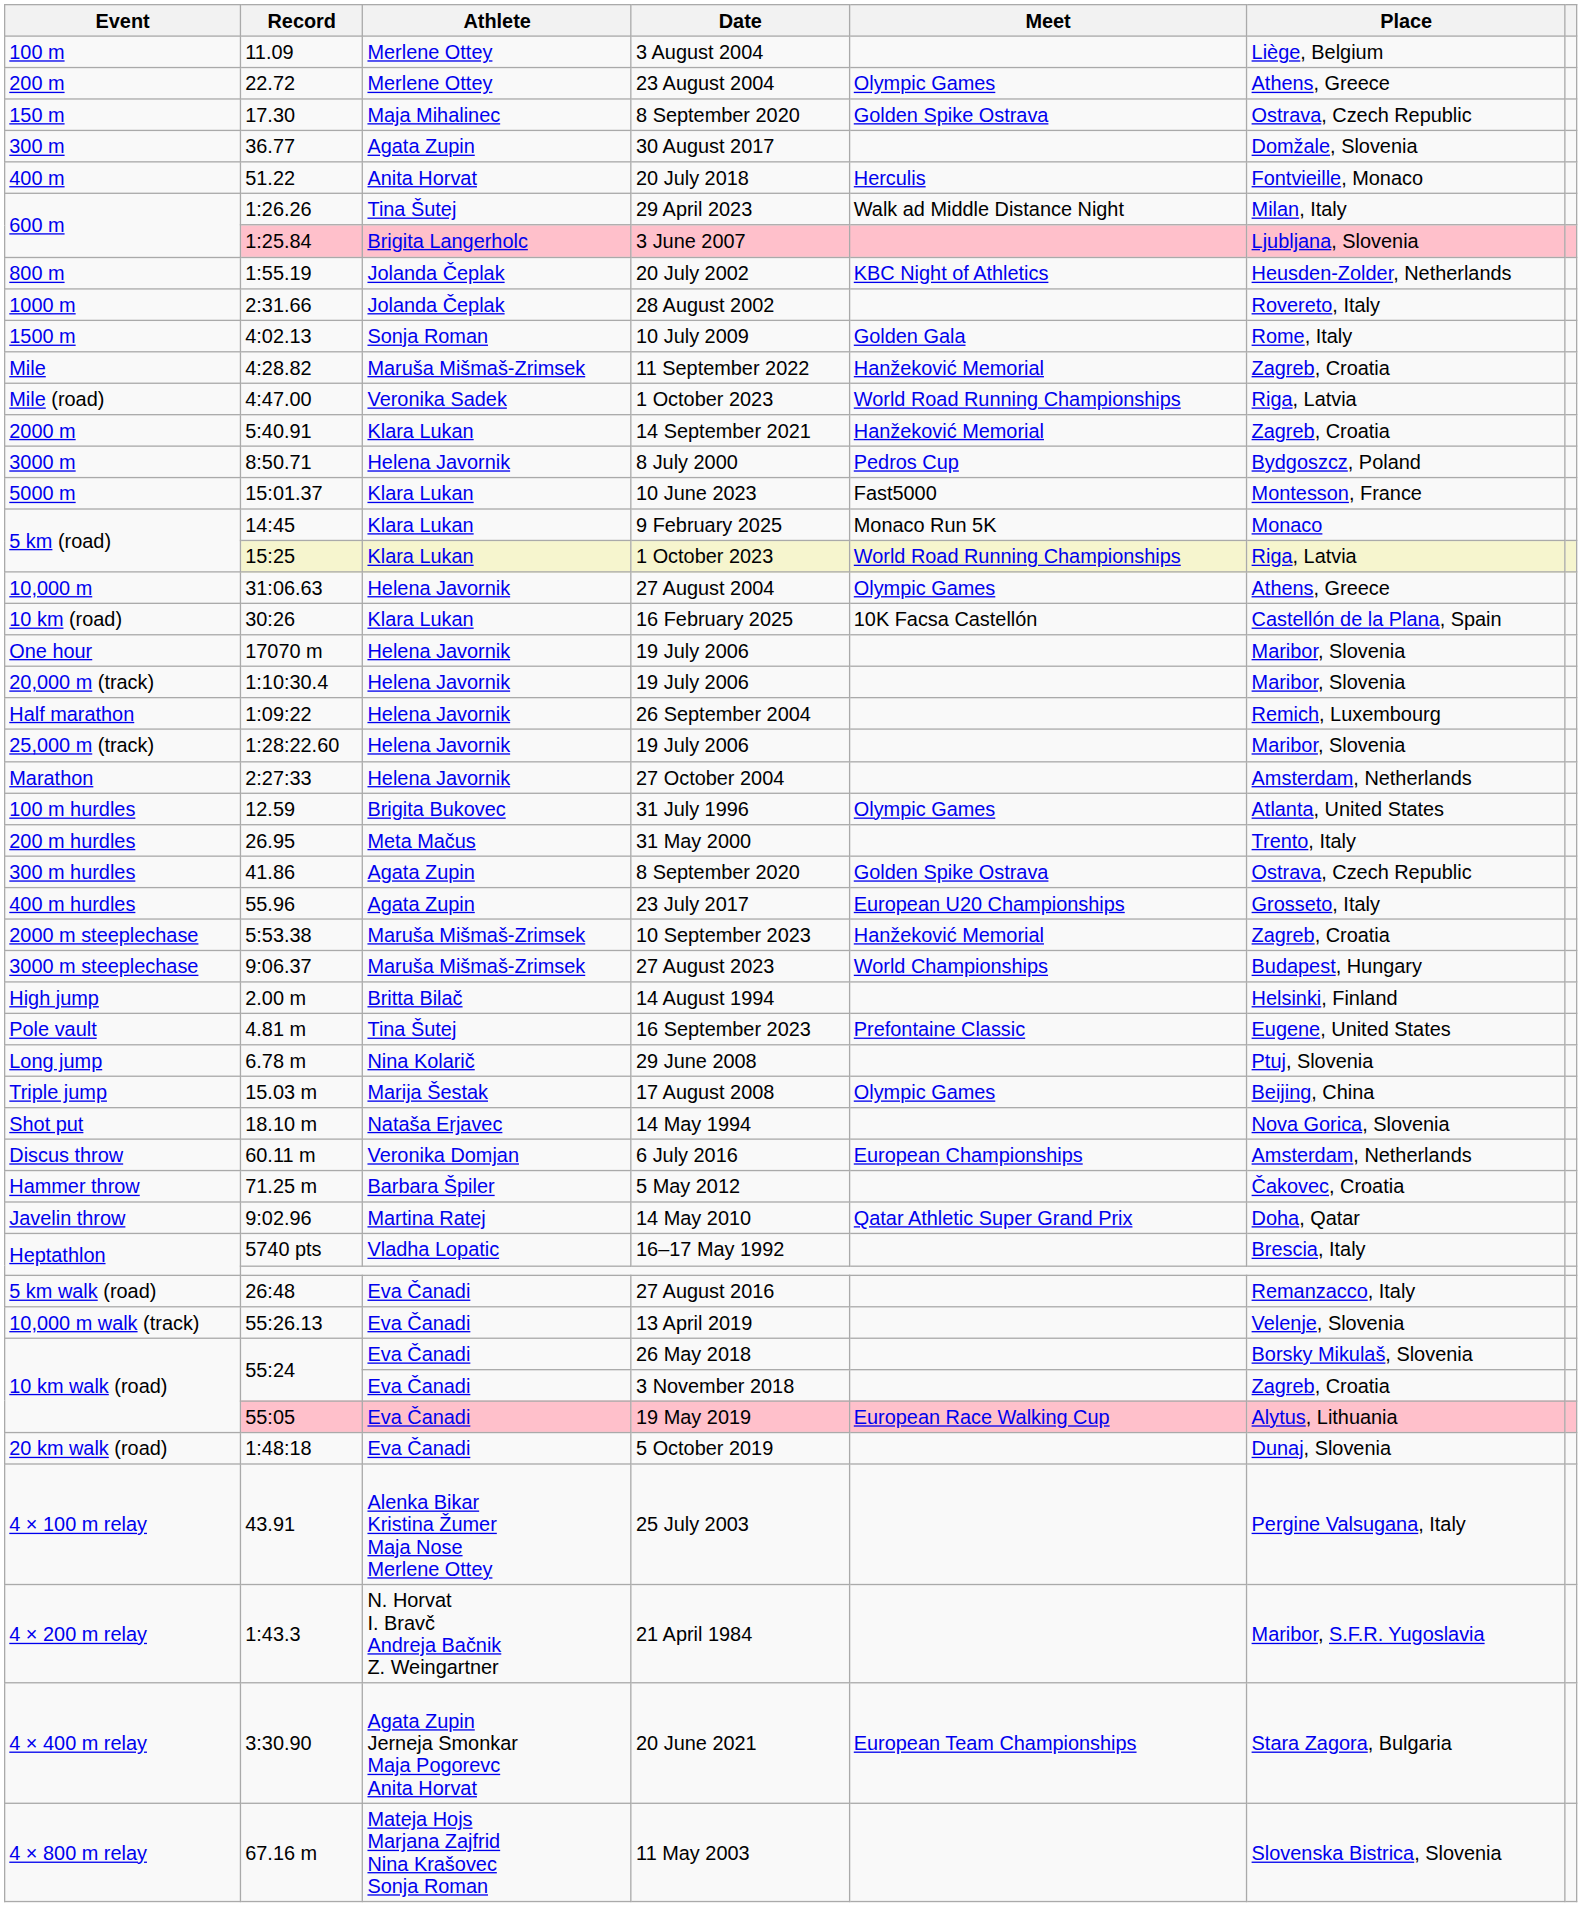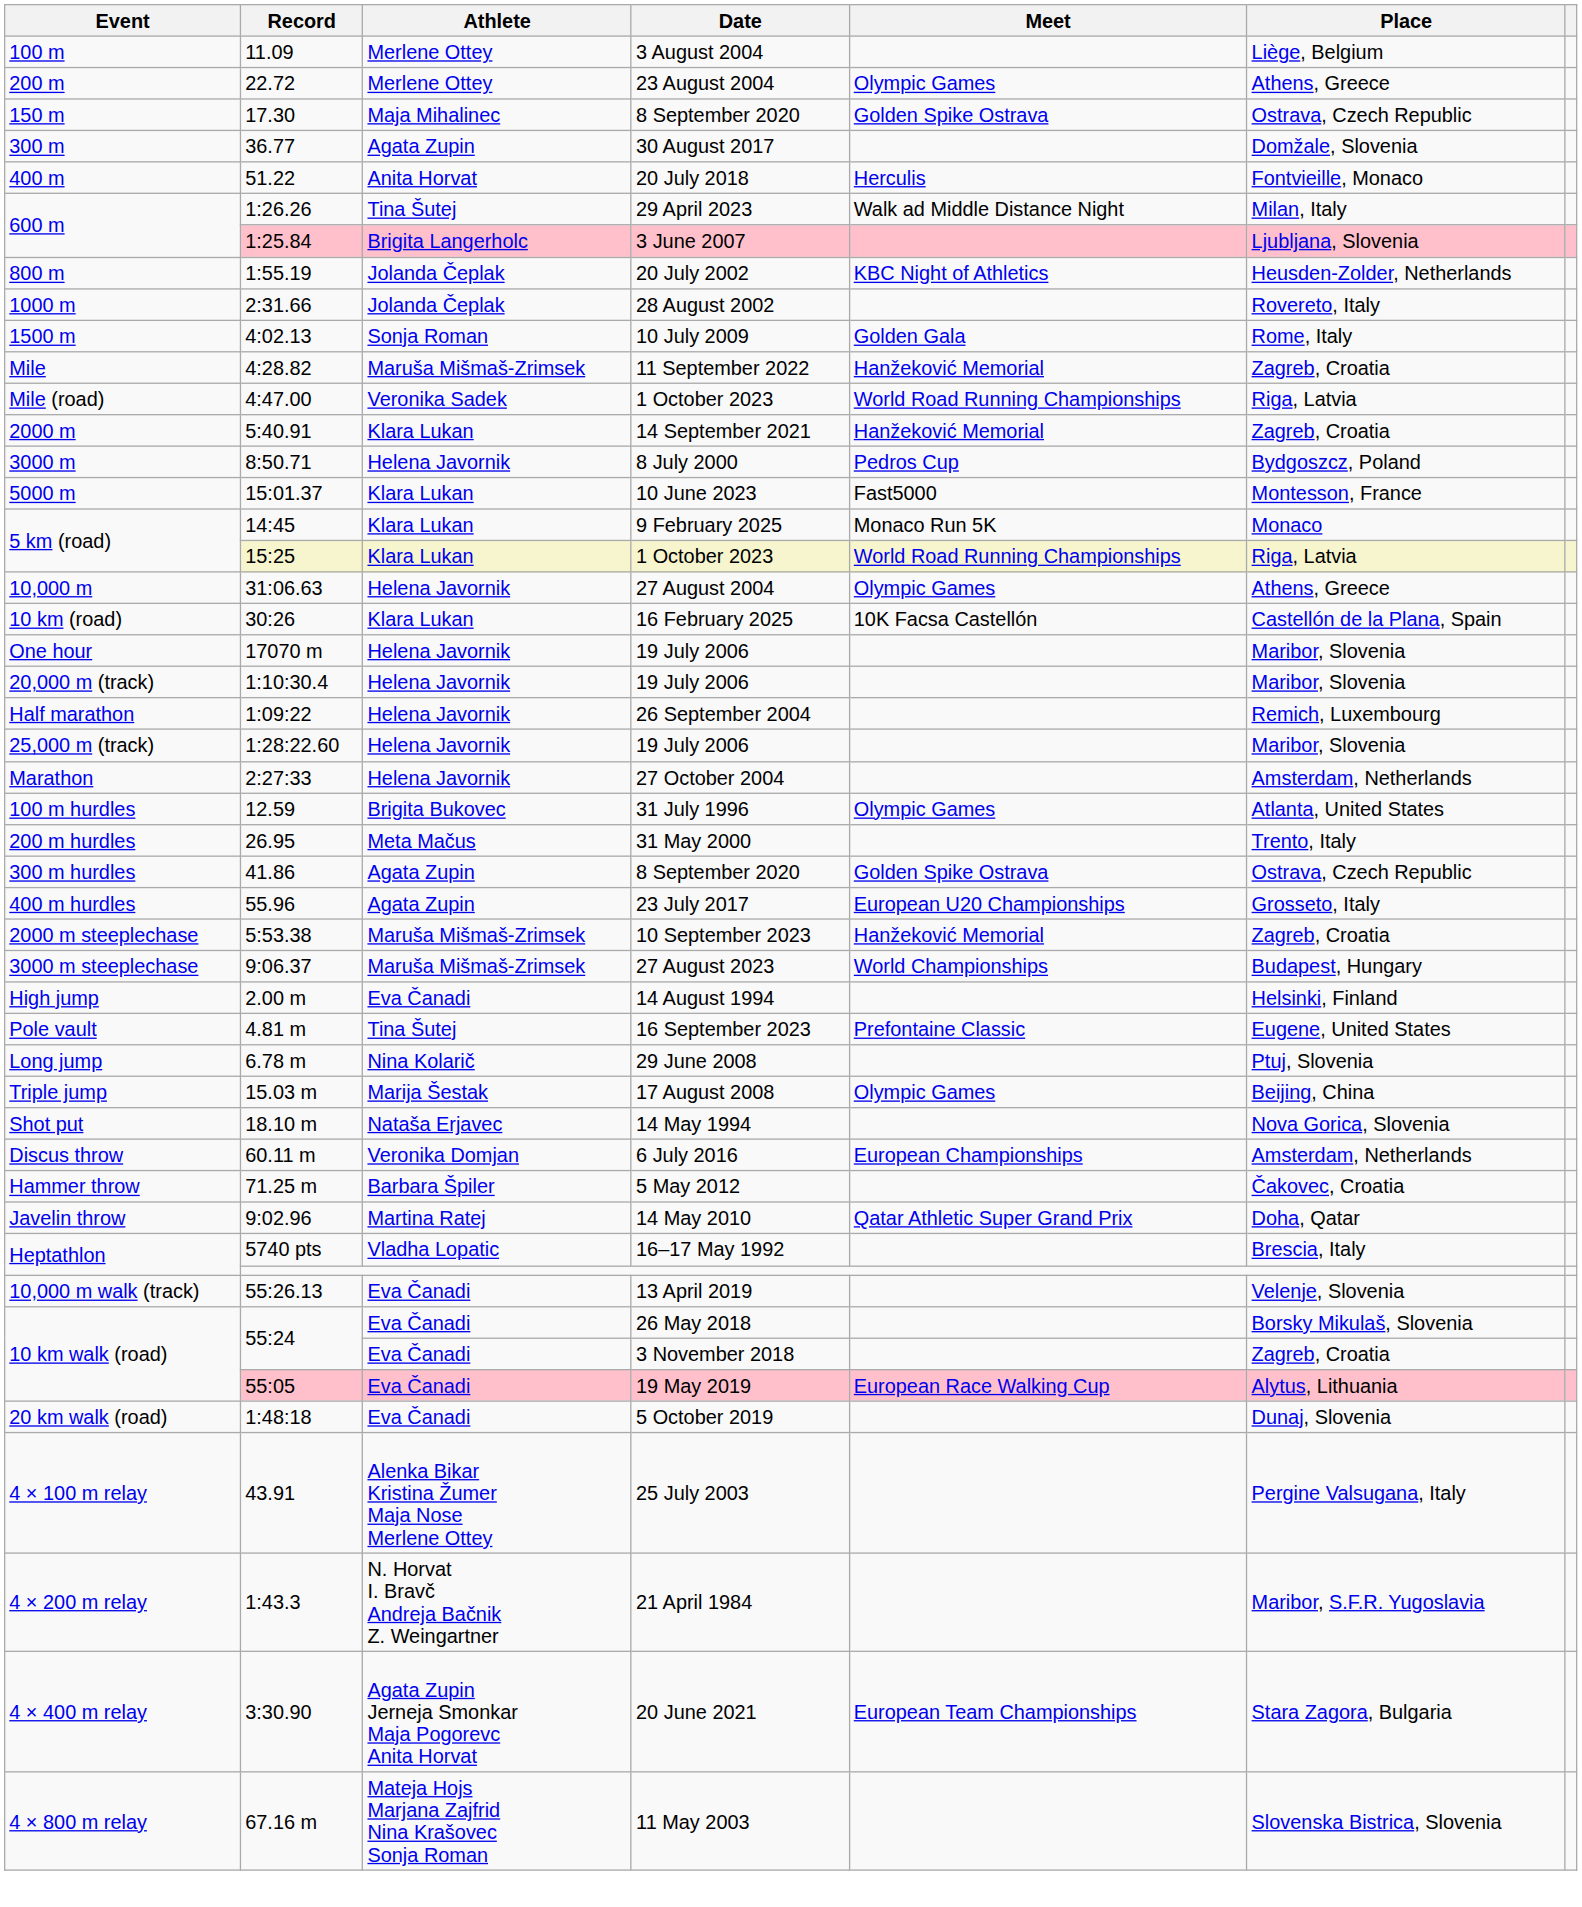(415, 998) Britta Bilač -> (419, 998) Eva Čanadi
- row: (83, 1291)
